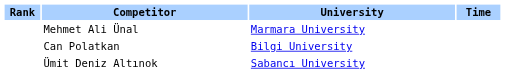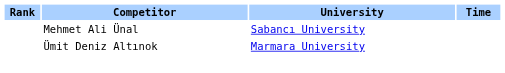(308, 29) Marmara University -> (308, 29) Sabancı University
- row: (82, 46)
(308, 63) Sabancı University -> (308, 46) Marmara University
